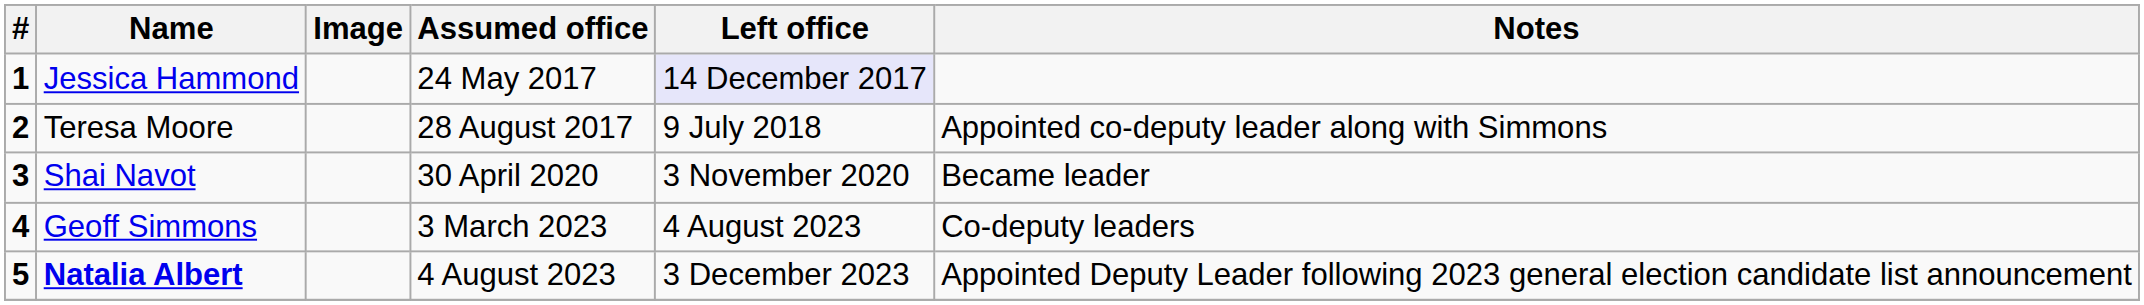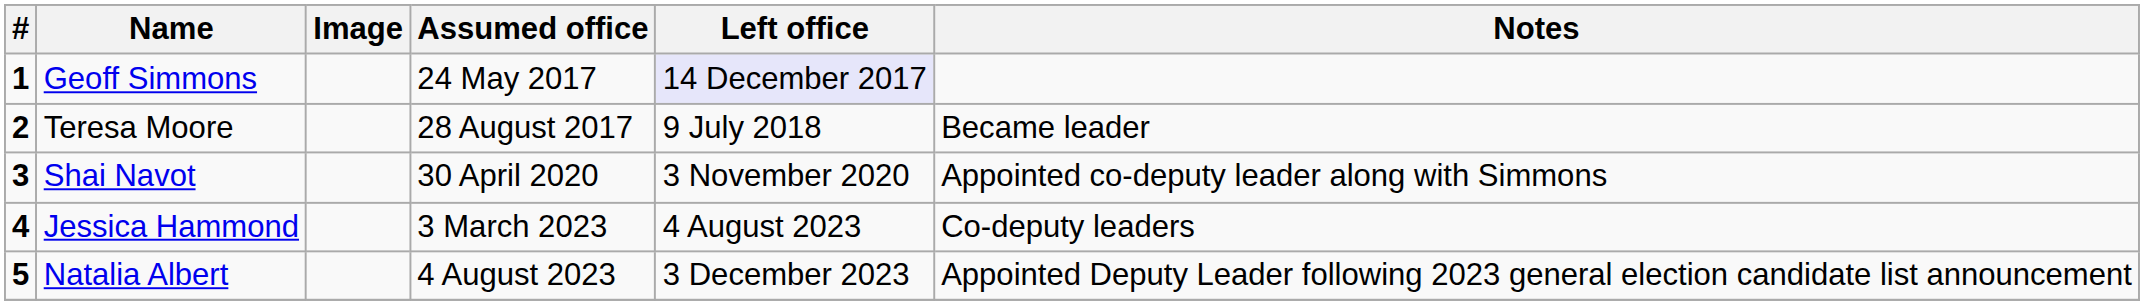(171, 78) Jessica Hammond -> (150, 78) Geoff Simmons
(1274, 127) Appointed co-deputy leader along with Simmons -> (1046, 127) Became leader
(1046, 176) Became leader -> (1274, 176) Appointed co-deputy leader along with Simmons
(150, 226) Geoff Simmons -> (171, 226) Jessica Hammond
(143, 275) bold -> (136, 275) normal
